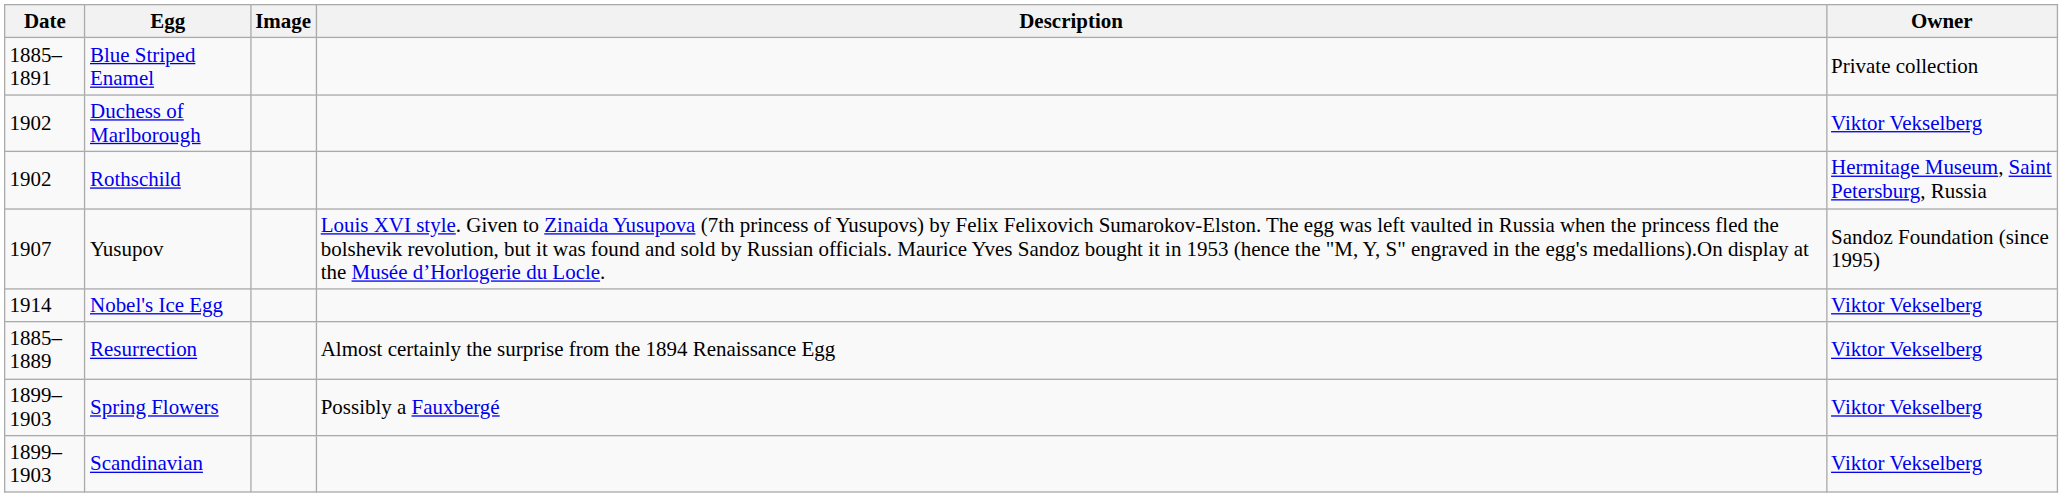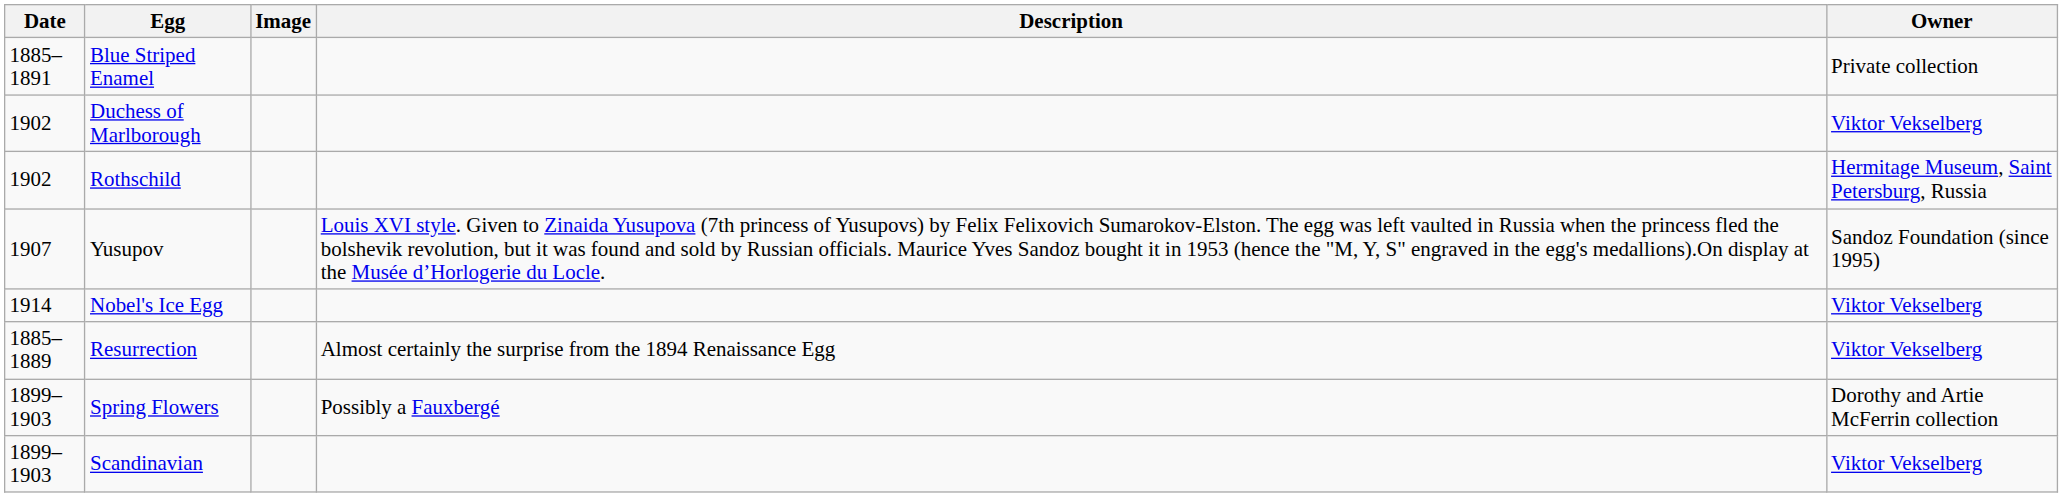(1907, 407) Viktor Vekselberg -> (1915, 407) Dorothy and Artie McFerrin collection
